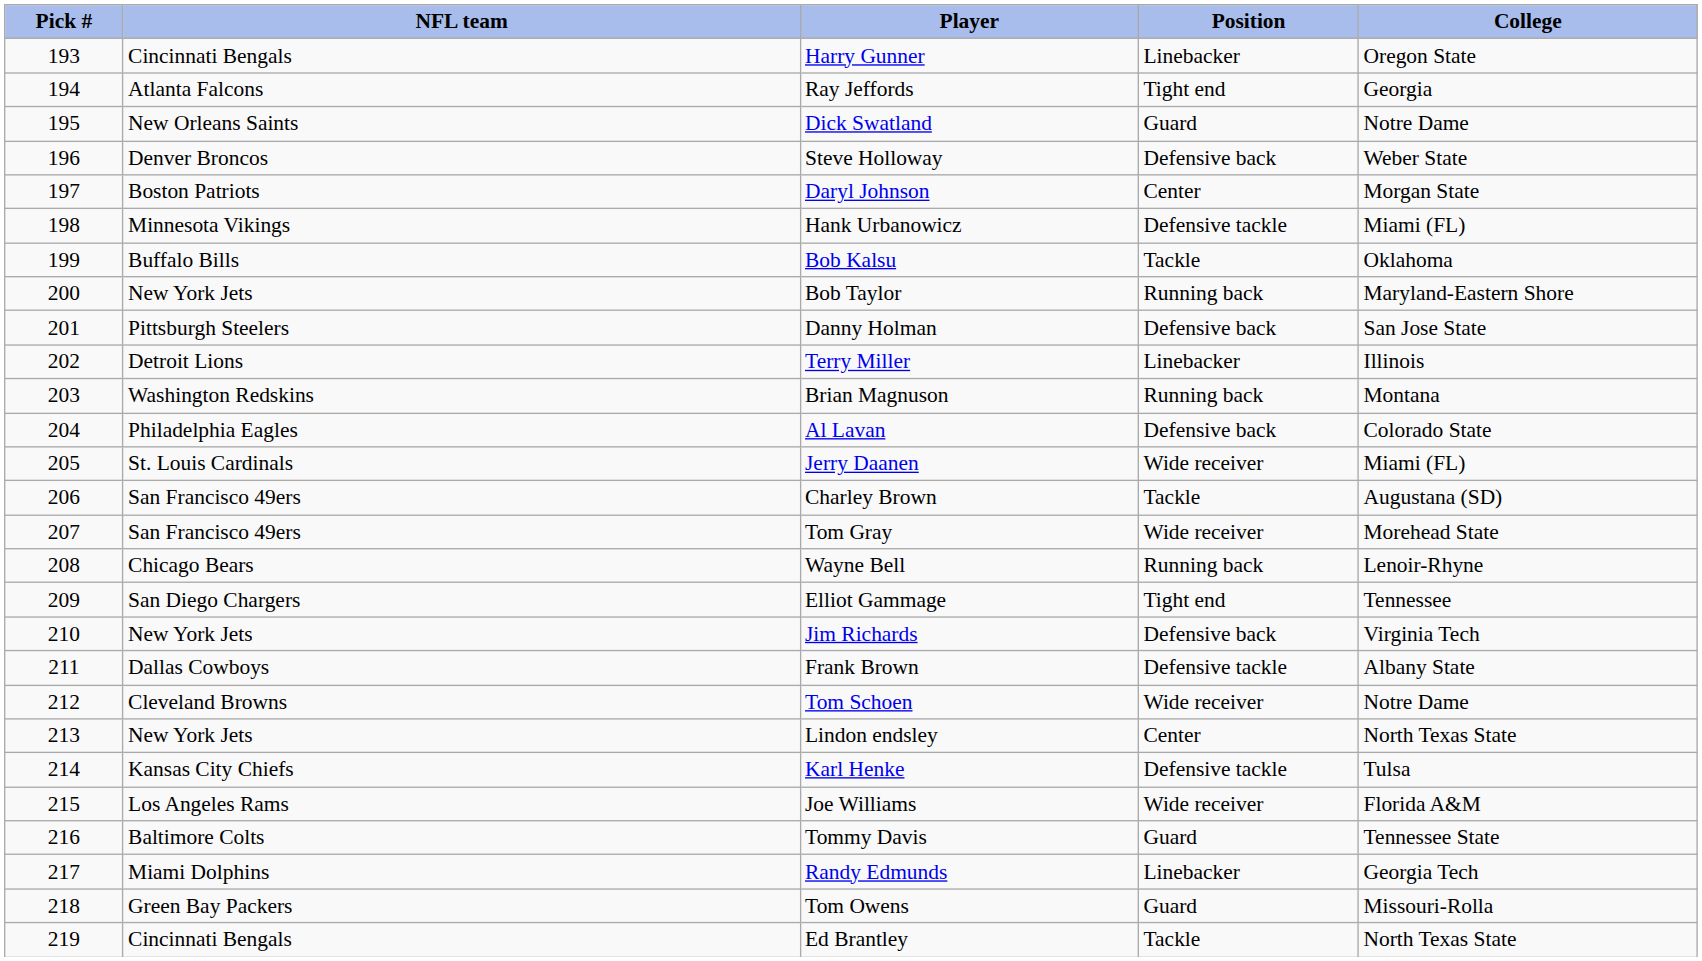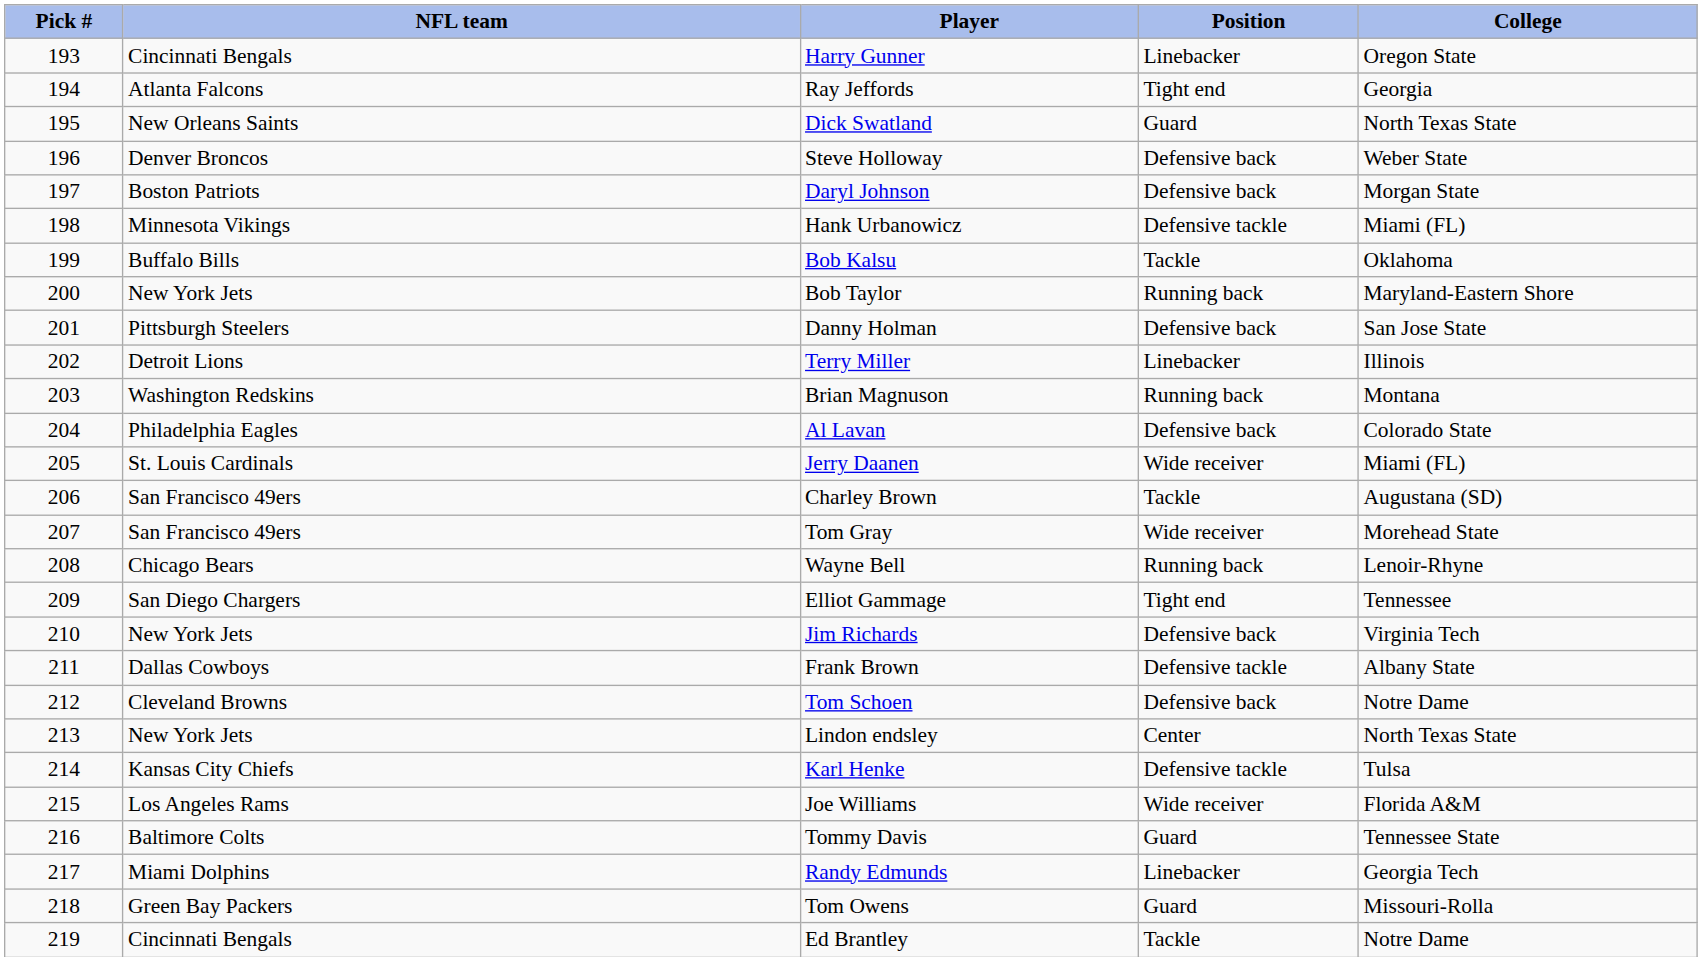(1416, 123) Notre Dame -> (1440, 123) North Texas State
(1172, 191) Center -> (1210, 191) Defensive back
(1203, 701) Wide receiver -> (1210, 701) Defensive back
(1440, 939) North Texas State -> (1416, 939) Notre Dame
